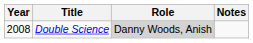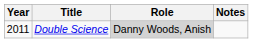(19, 29) 2008 -> (18, 29) 2011
